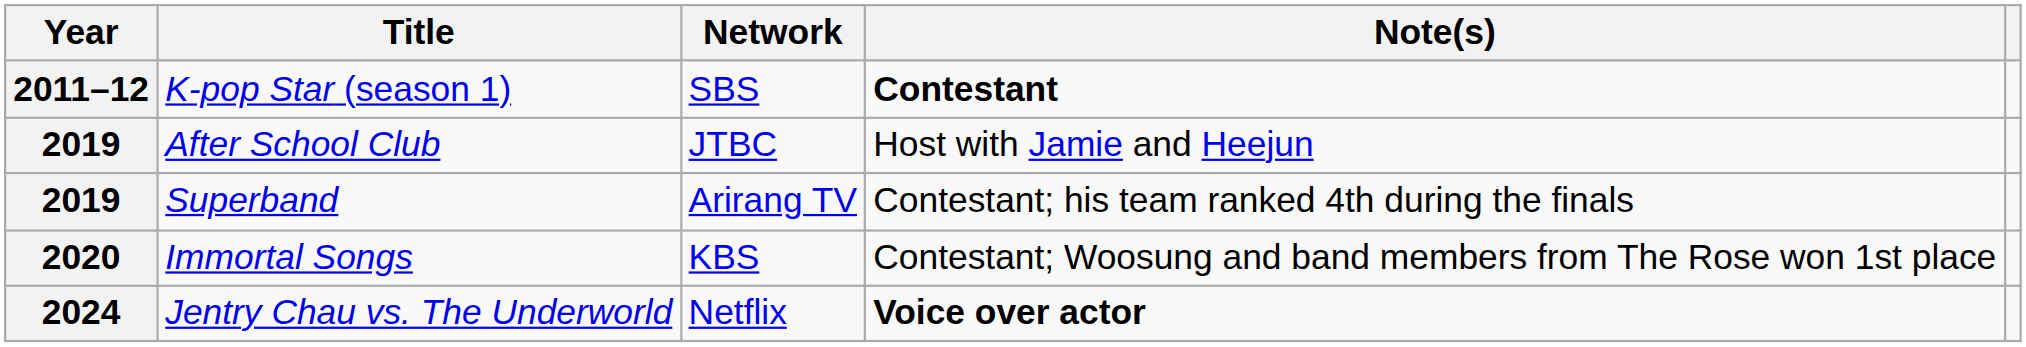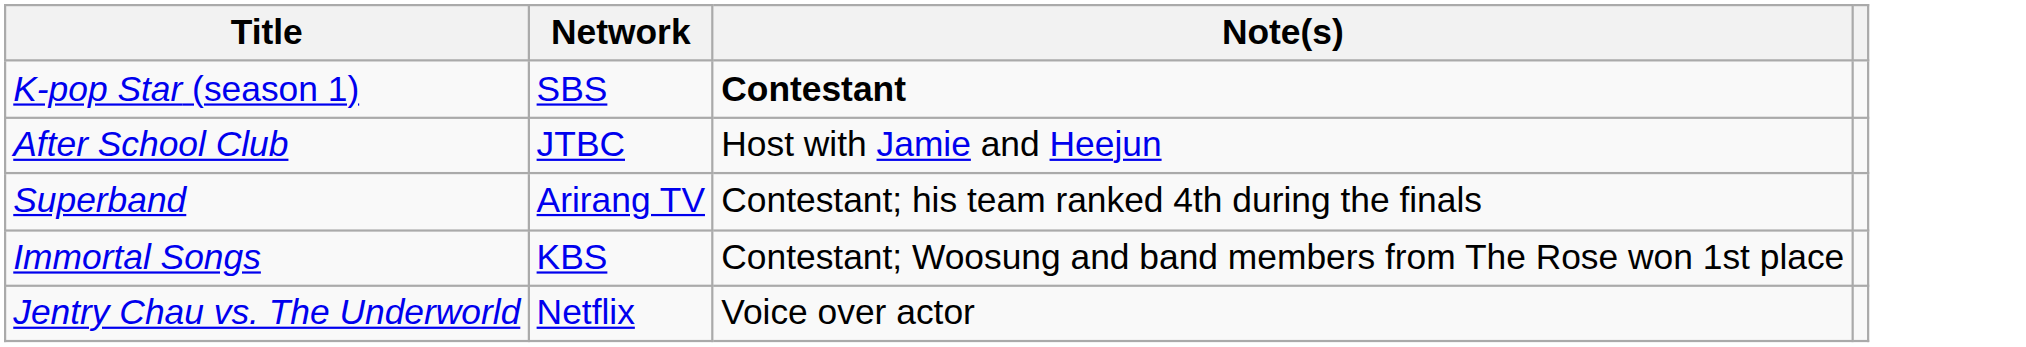- column: (81, 32)
(1010, 312) bold -> (848, 312) normal
